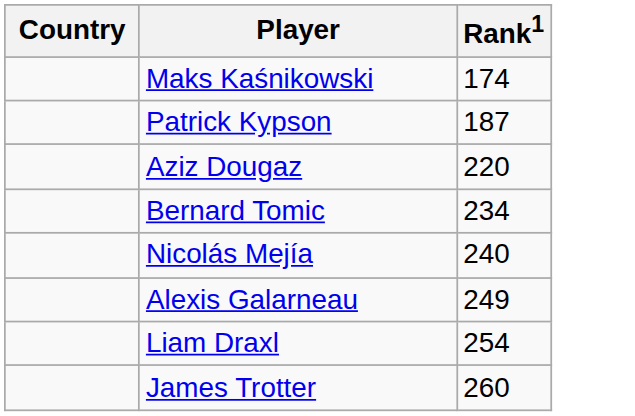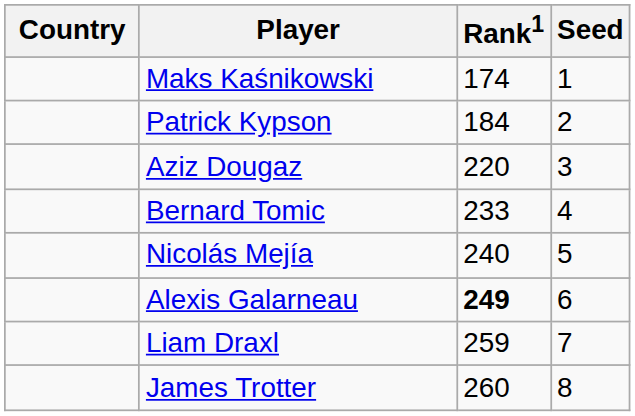+ column: (590, 30)
(486, 122) 187 -> (486, 122) 184
(486, 210) 234 -> (486, 210) 233
(486, 299) normal -> (486, 299) bold
(486, 343) 254 -> (486, 343) 259
